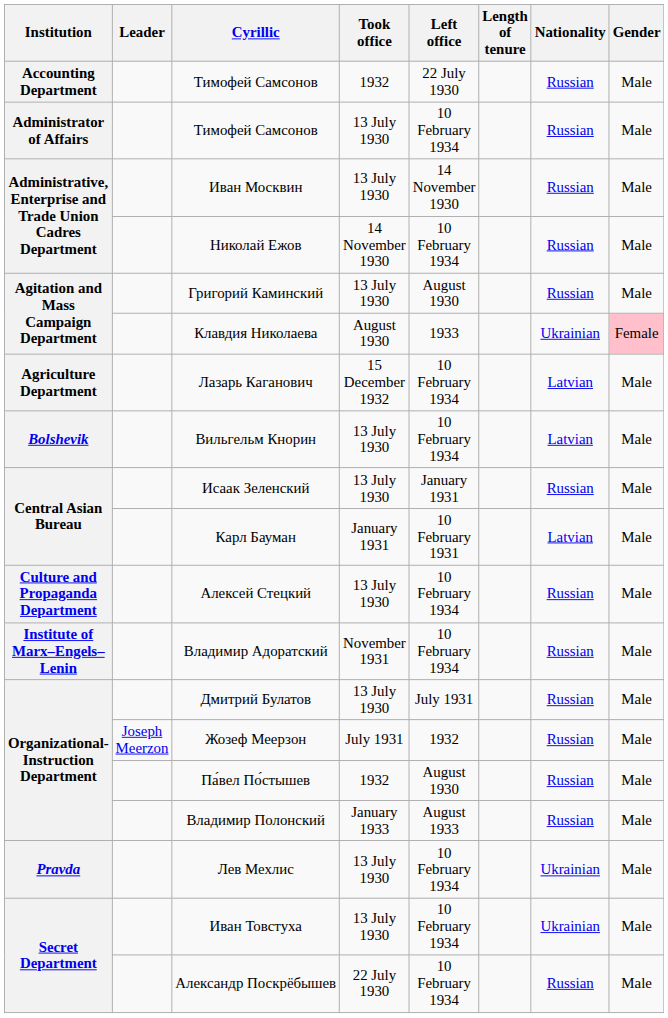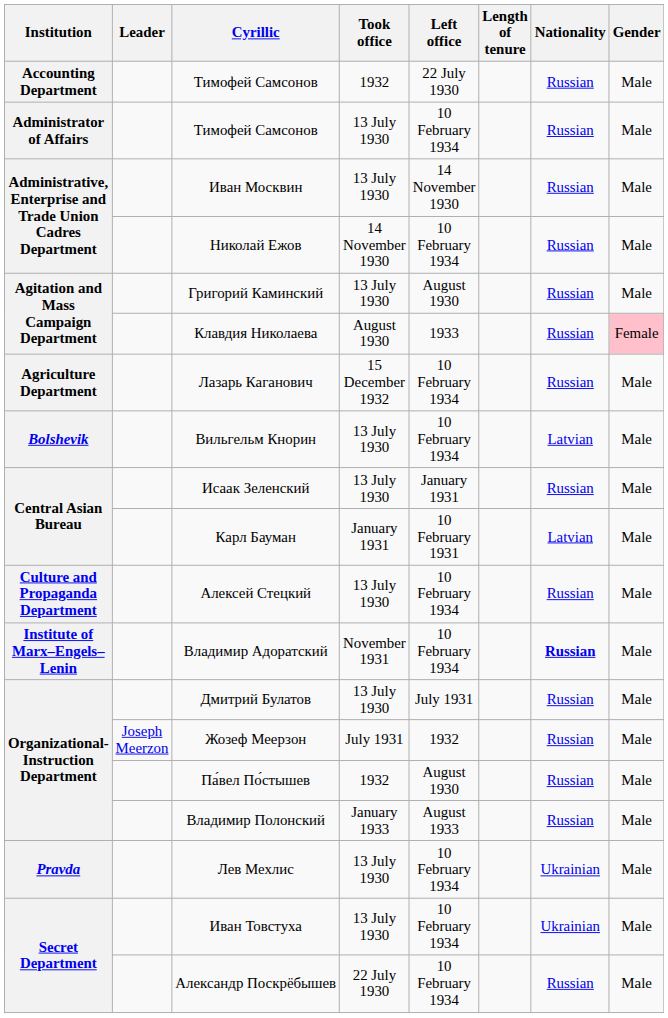(570, 333) Ukrainian -> (570, 333) Russian
(570, 382) Latvian -> (570, 382) Russian
(570, 651) normal -> (570, 651) bold
